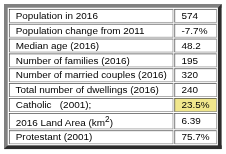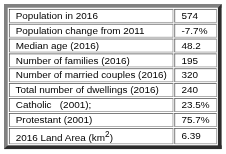(196, 105) khaki background -> (196, 105) no background
rows swapped: (54, 137) <-> (64, 121)
